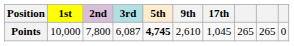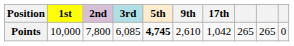(128, 31) 6,087 -> (128, 31) 6,085
(219, 31) 1,045 -> (219, 31) 1,042
